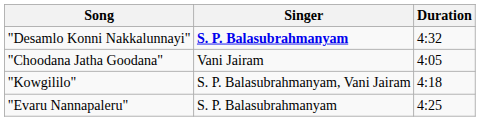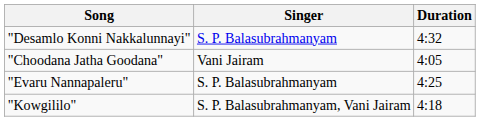(273, 37) bold -> (267, 37) normal
rows swapped: (68, 104) <-> (42, 82)
